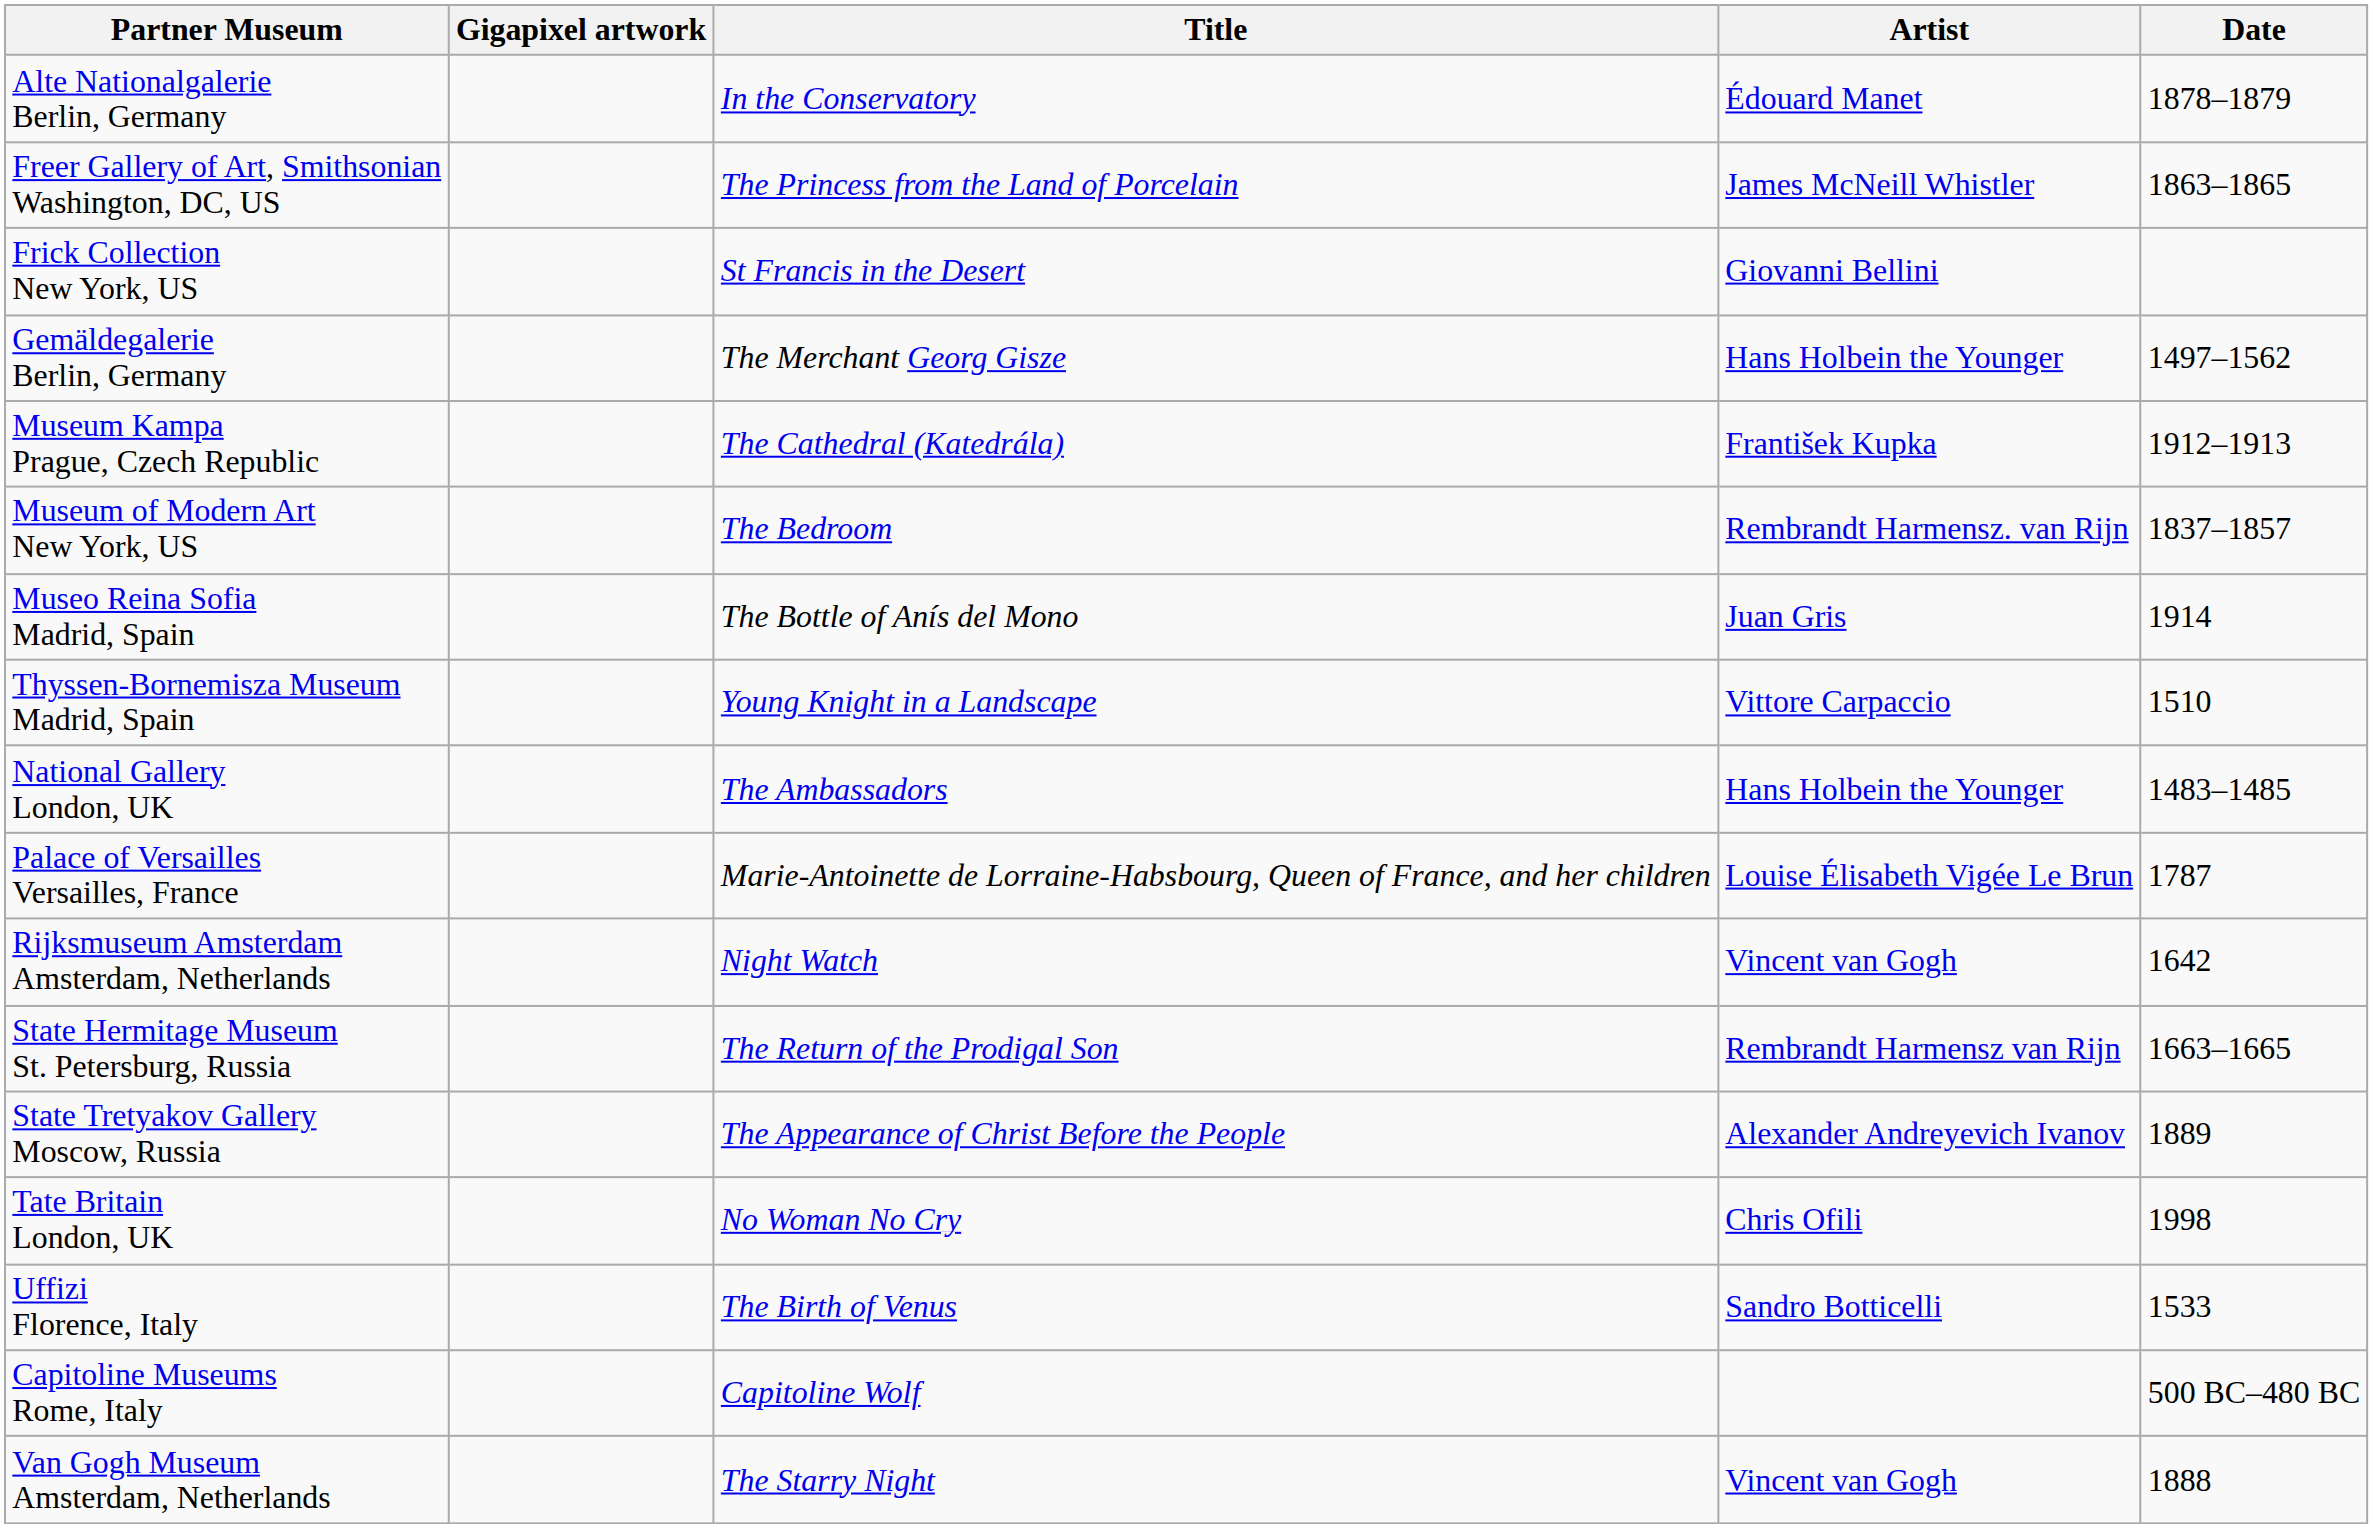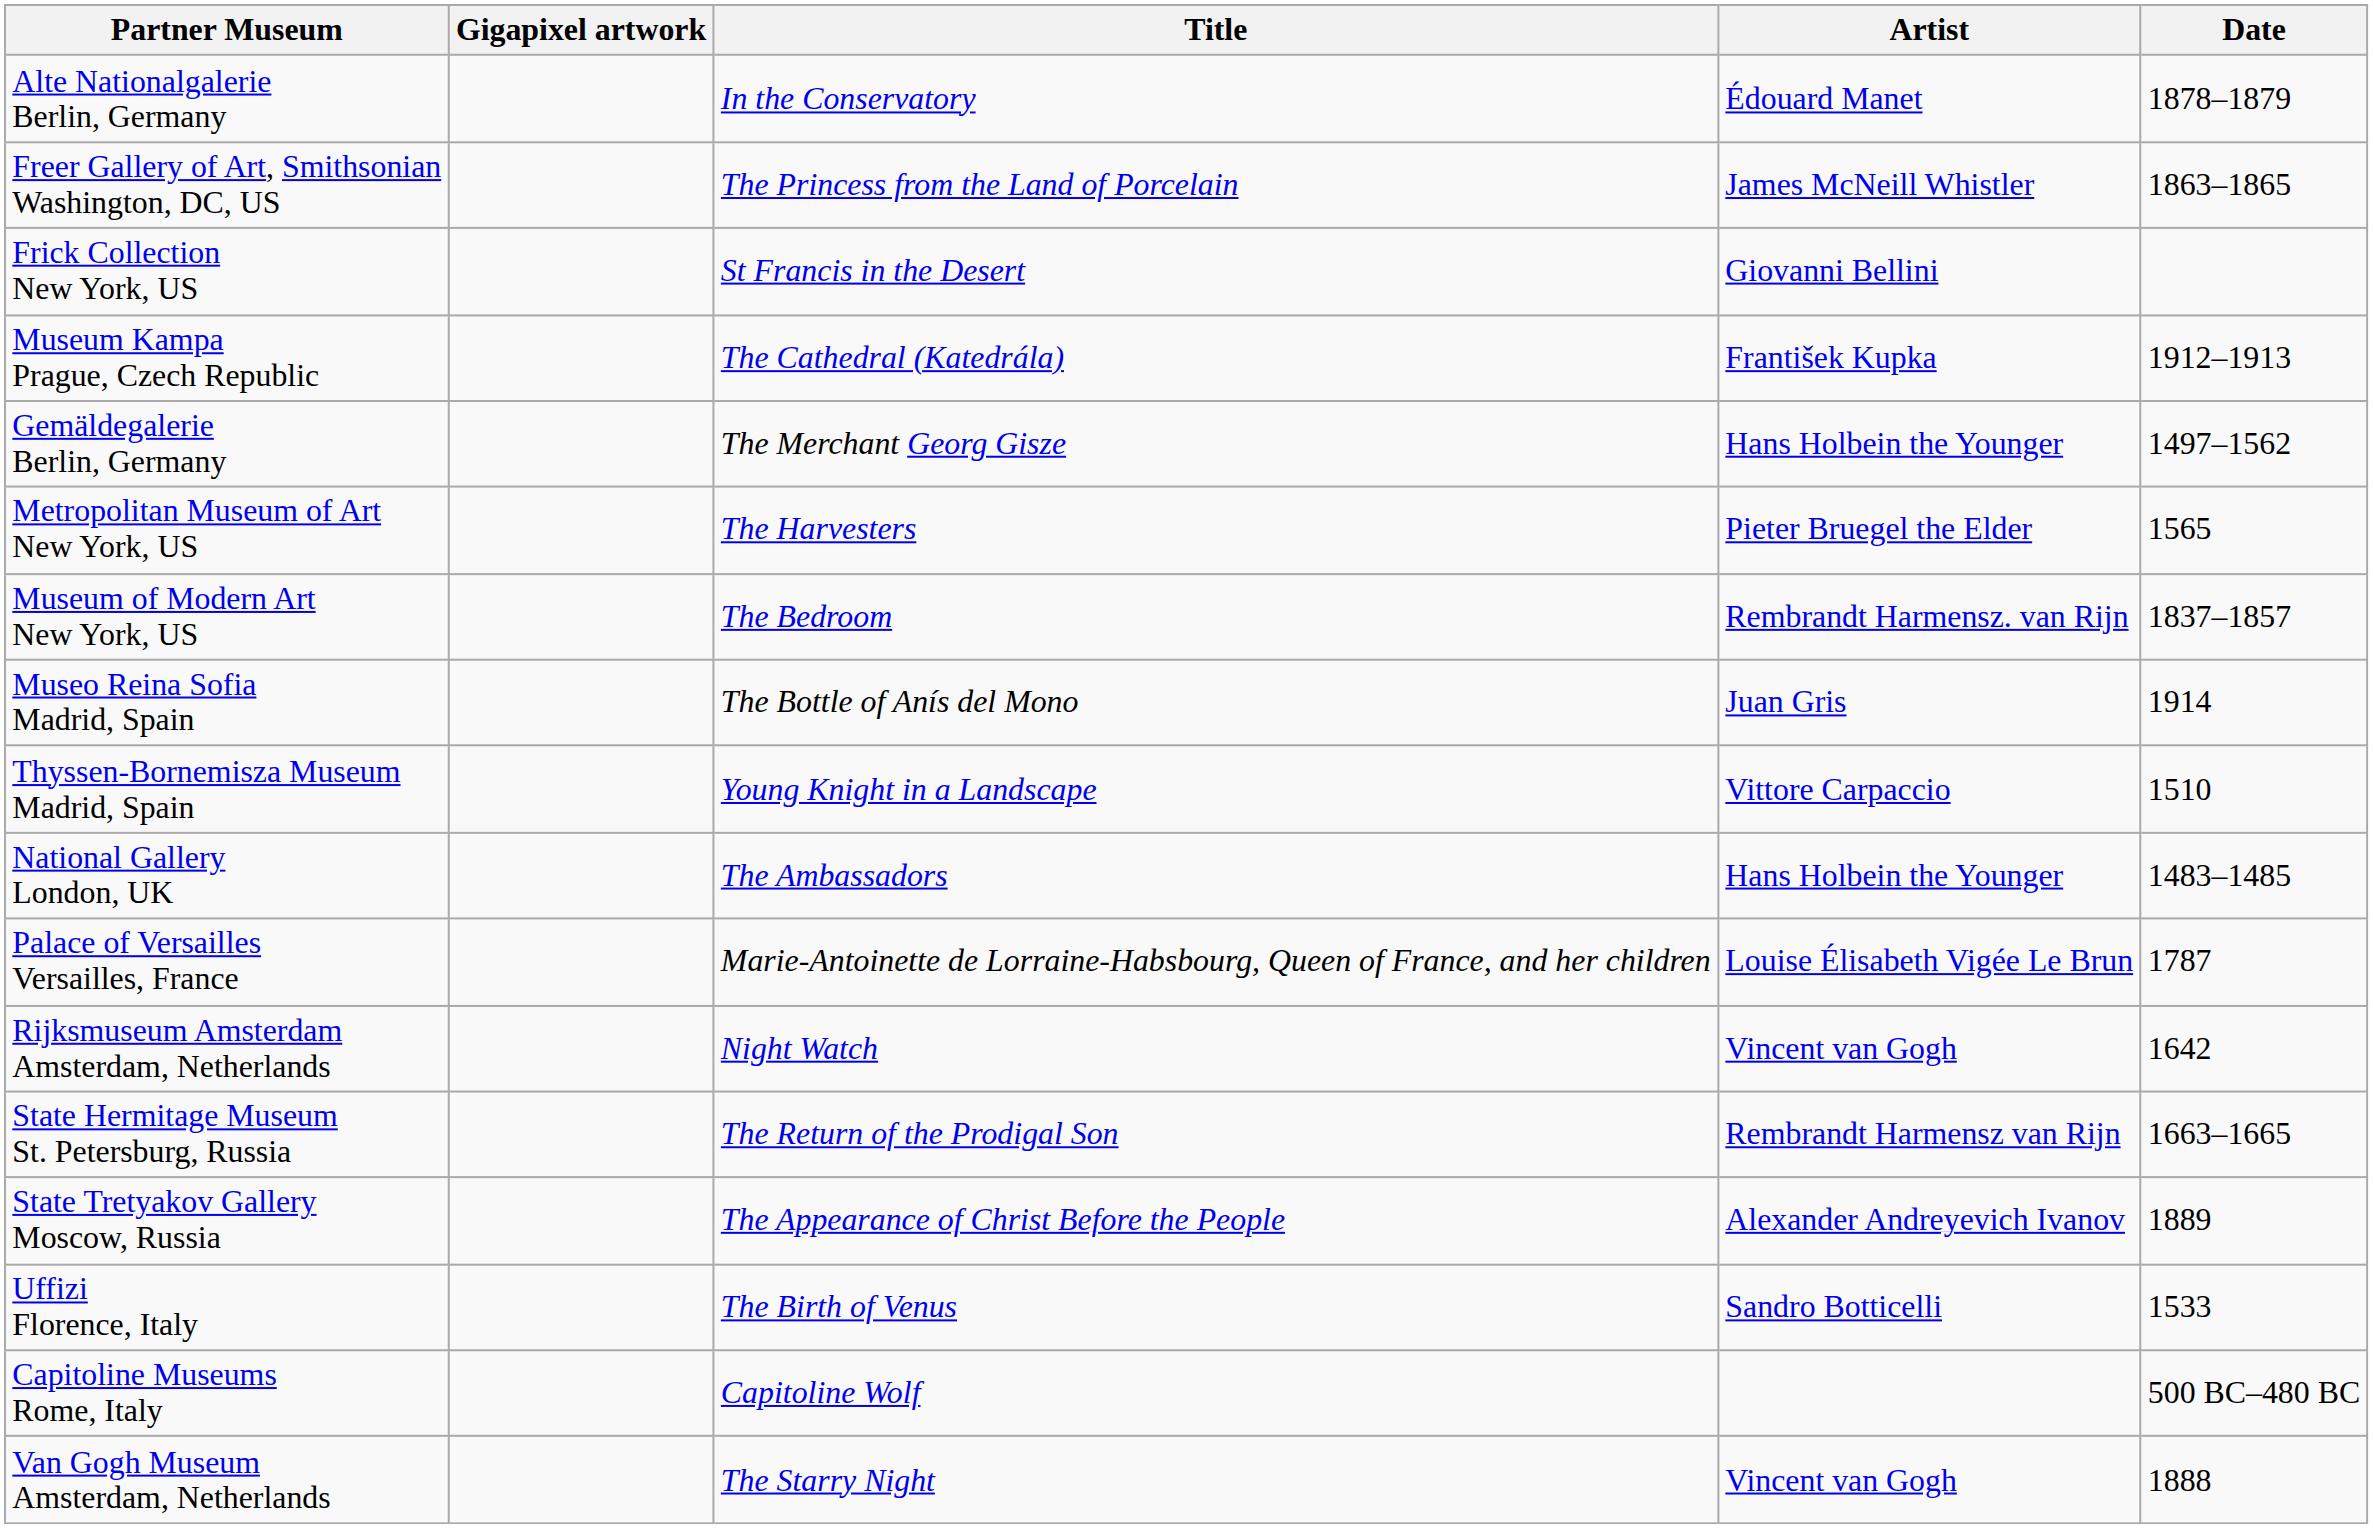rows swapped: (119, 357) <-> (166, 443)
+ row: (197, 529)
- row: (93, 1220)
